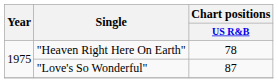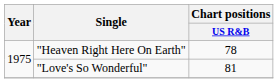(231, 68) 87 -> (231, 68) 81
